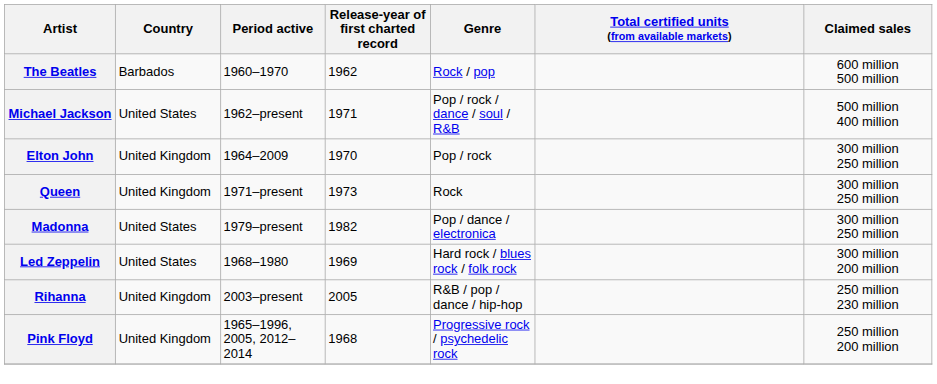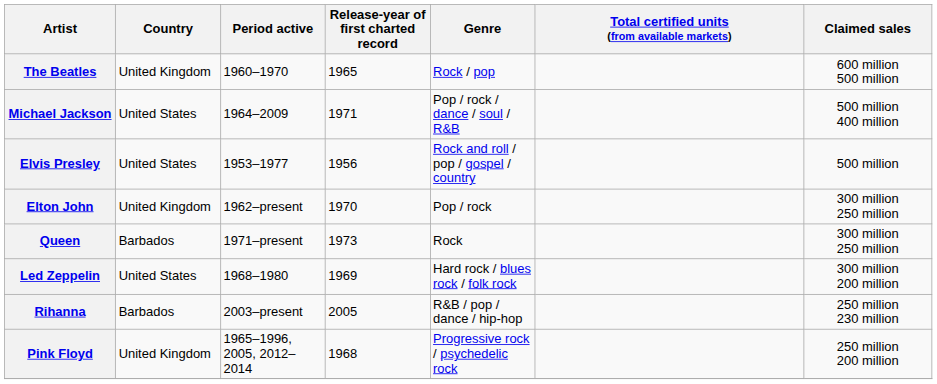(146, 71) Barbados -> (165, 71) United Kingdom
(343, 71) 1962 -> (343, 71) 1965
(263, 114) 1962–present -> (256, 114) 1964–2009
+ row: (60, 163)
(256, 156) 1964–2009 -> (263, 206) 1962–present
(165, 191) United Kingdom -> (146, 241) Barbados
- row: (60, 226)
(165, 297) United Kingdom -> (146, 311) Barbados
